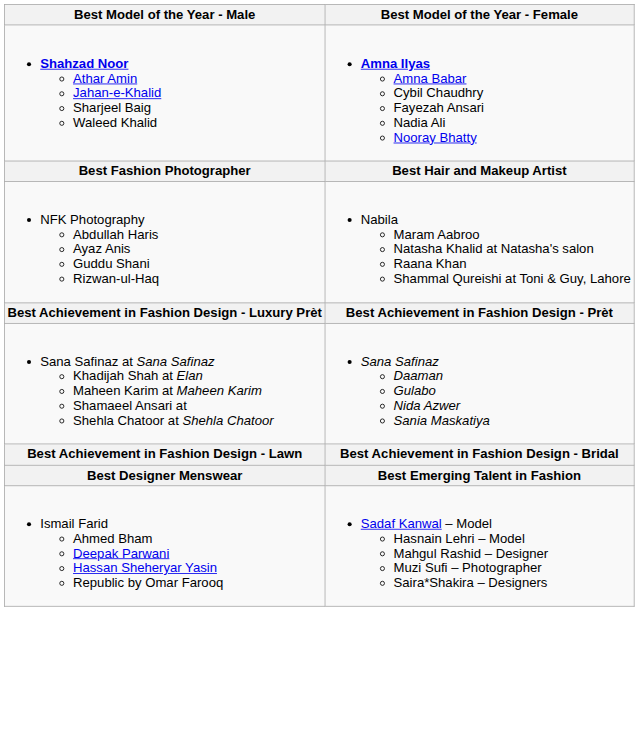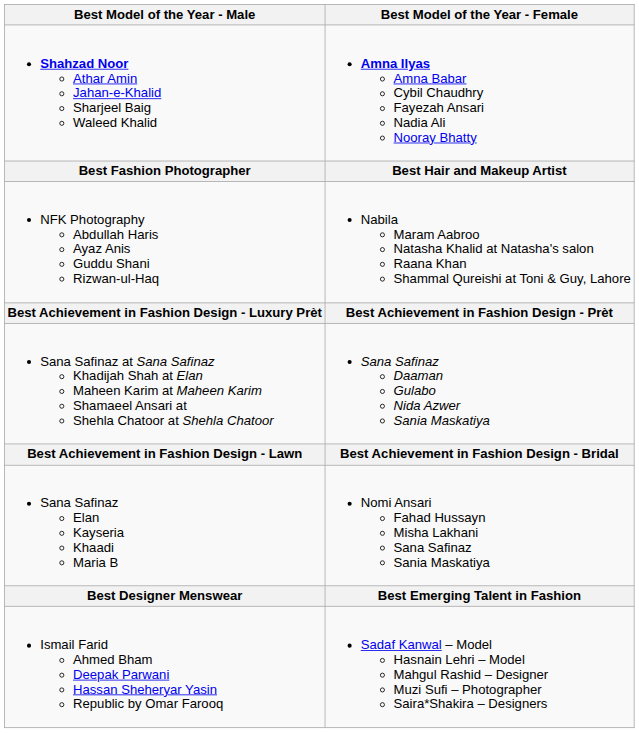+ row: (165, 533)
